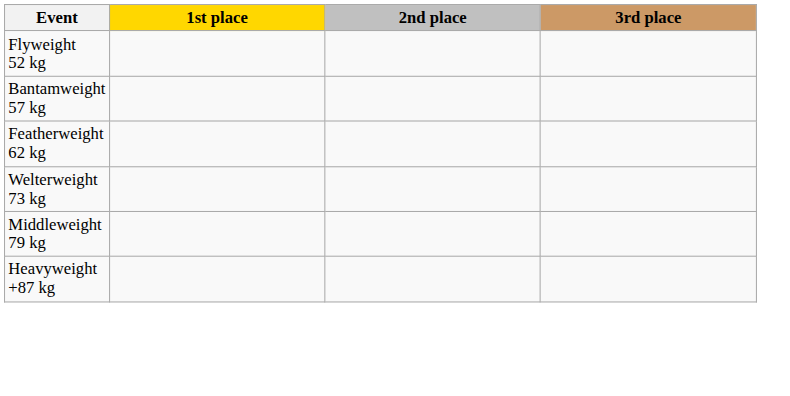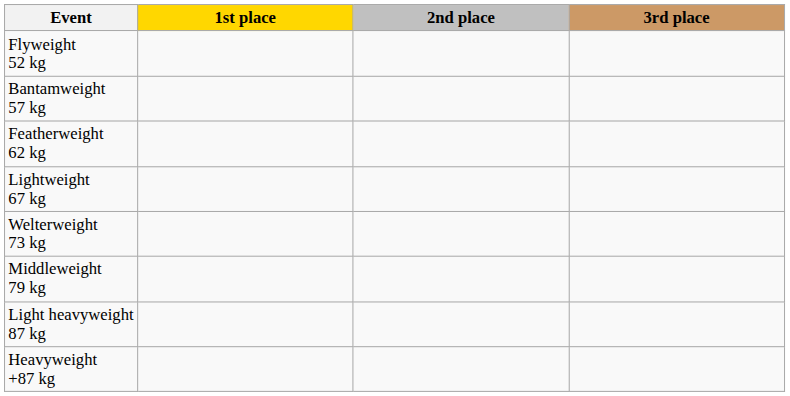+ row: (49, 188)
+ row: (71, 324)
